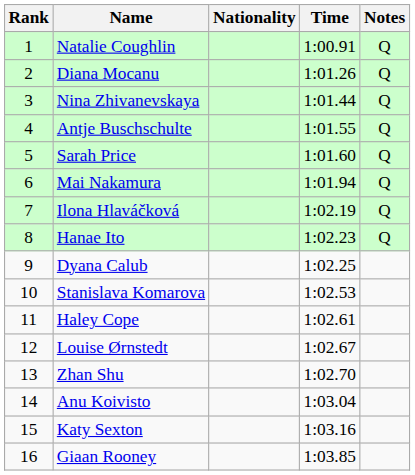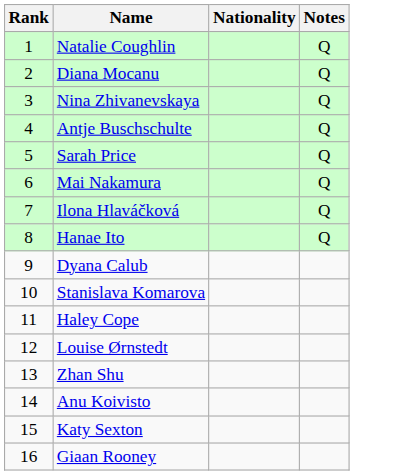- column: (330, 18)
